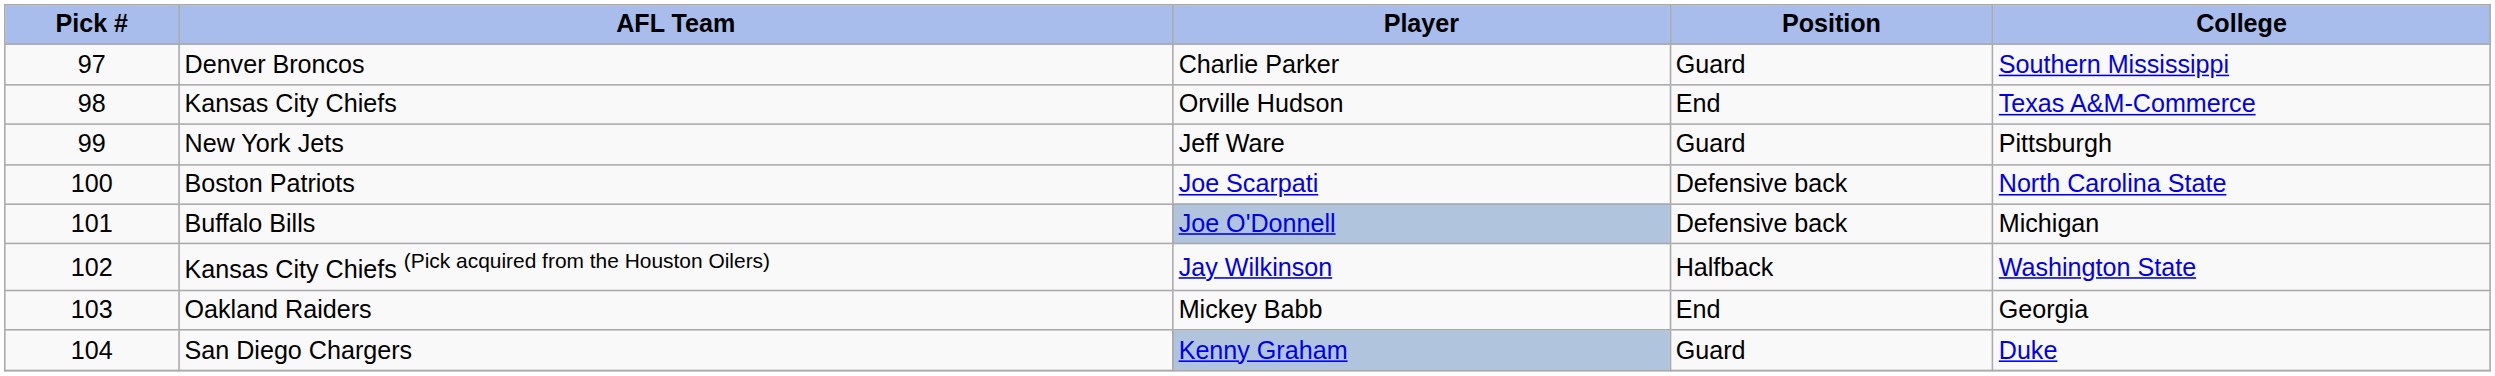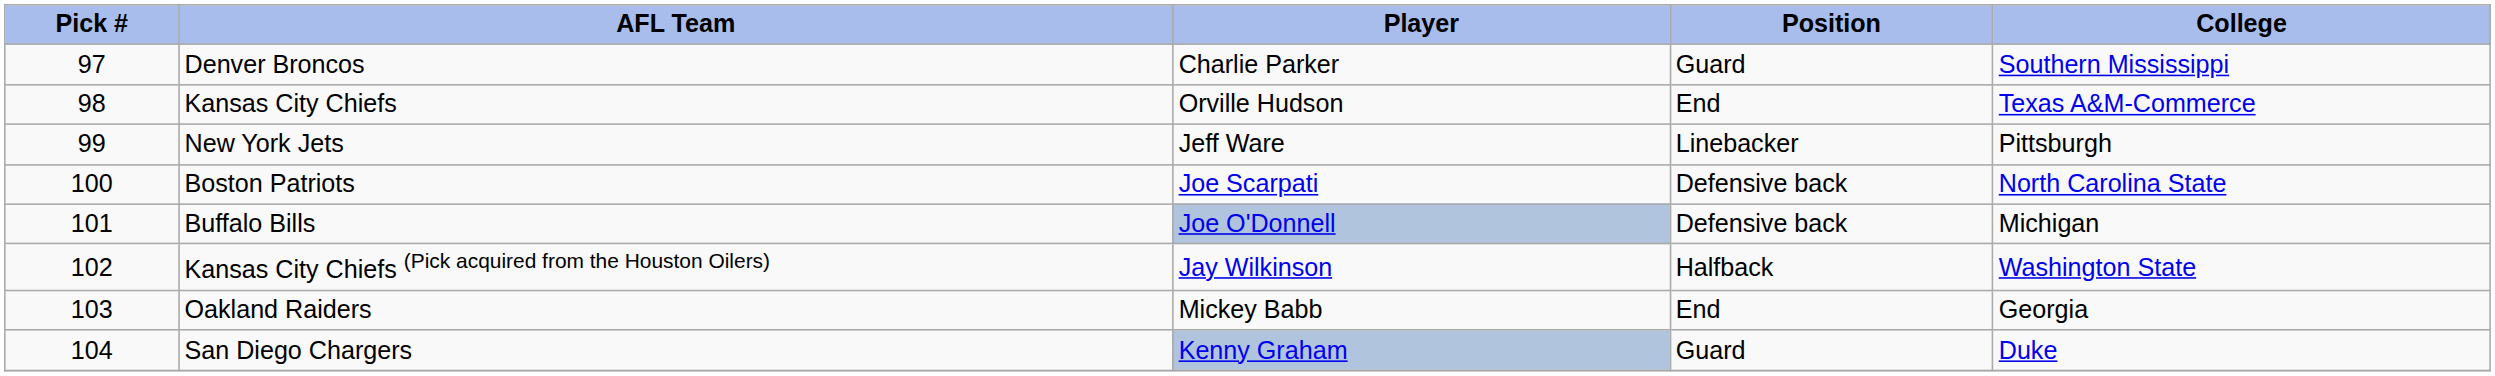(1711, 143) Guard -> (1737, 143) Linebacker
